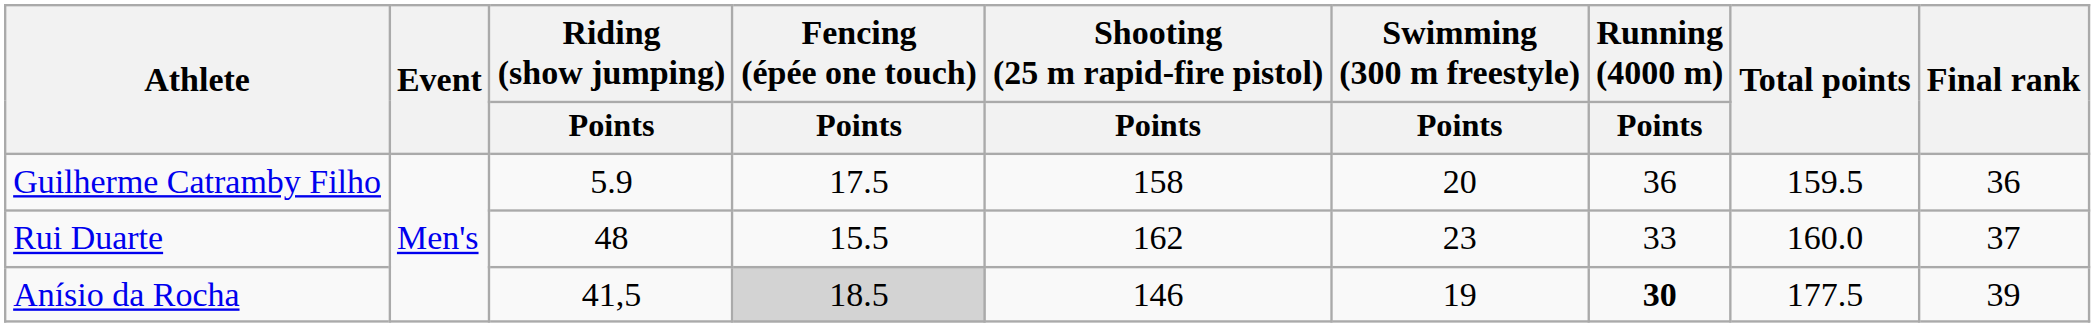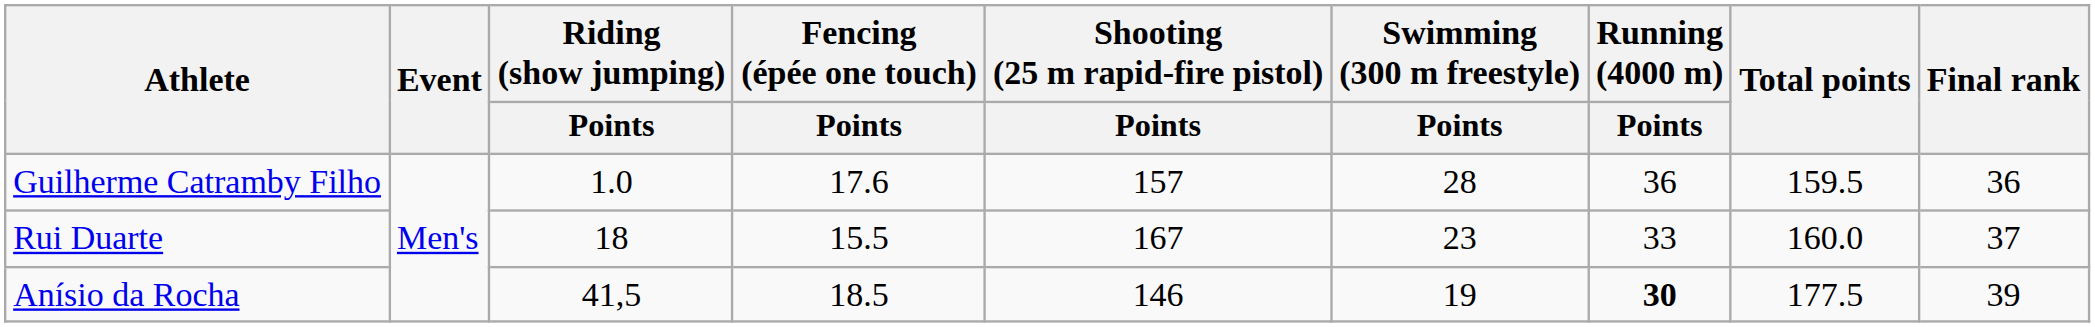(611, 182) 5.9 -> (611, 182) 1.0
(859, 182) 17.5 -> (859, 182) 17.6
(1158, 182) 158 -> (1158, 182) 157
(1460, 182) 20 -> (1460, 182) 28
(611, 238) 48 -> (611, 238) 18
(1158, 238) 162 -> (1158, 238) 167
(859, 294) lightgrey background -> (859, 294) no background
